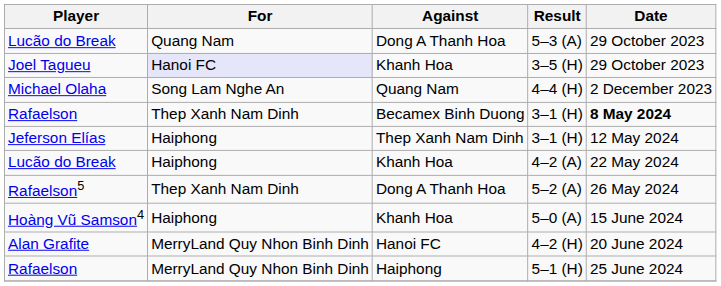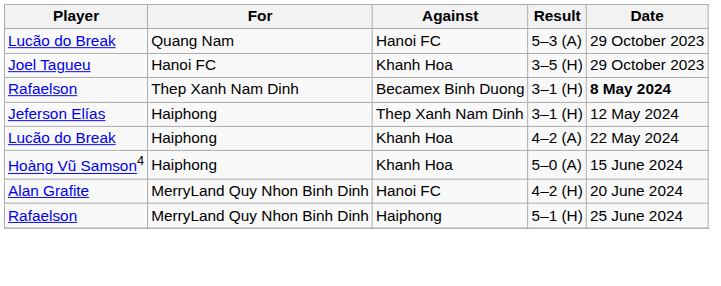(441, 41) Dong A Thanh Hoa -> (408, 41) Hanoi FC
(184, 65) lavender background -> (184, 65) no background
- row: (57, 89)
- row: (46, 189)
